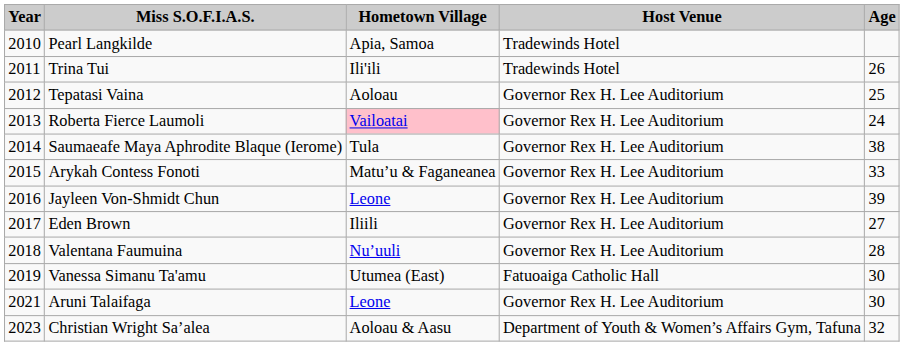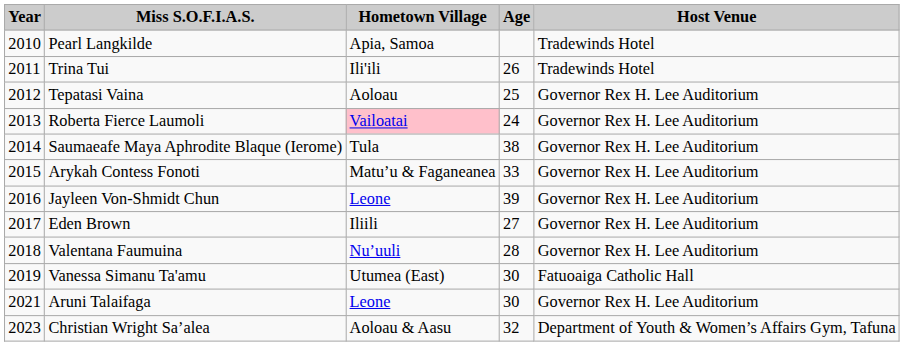columns swapped: (882, 17) <-> (682, 17)
